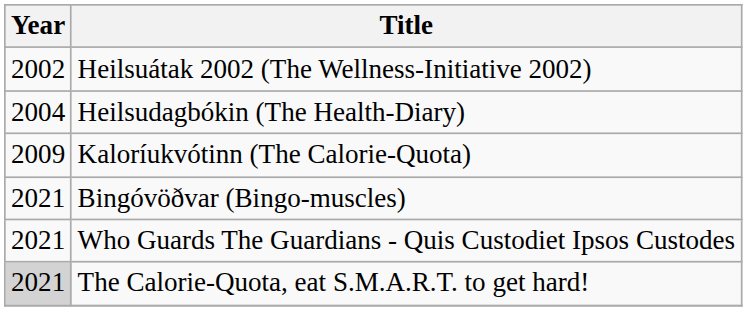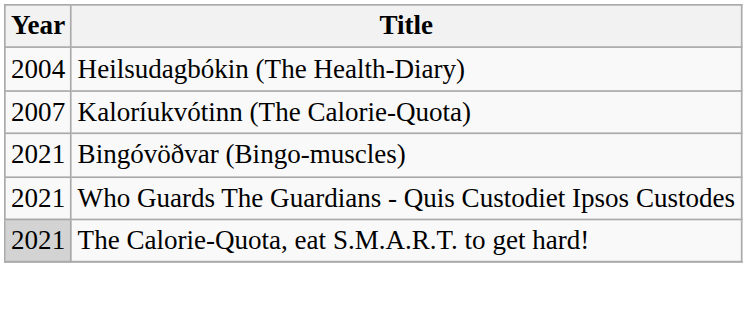- row: (335, 68)
(38, 154) 2009 -> (38, 111) 2007
